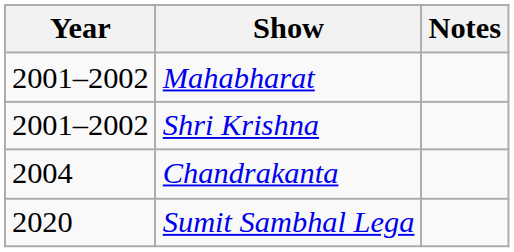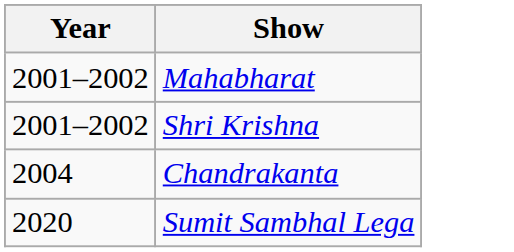- column: (465, 28)
